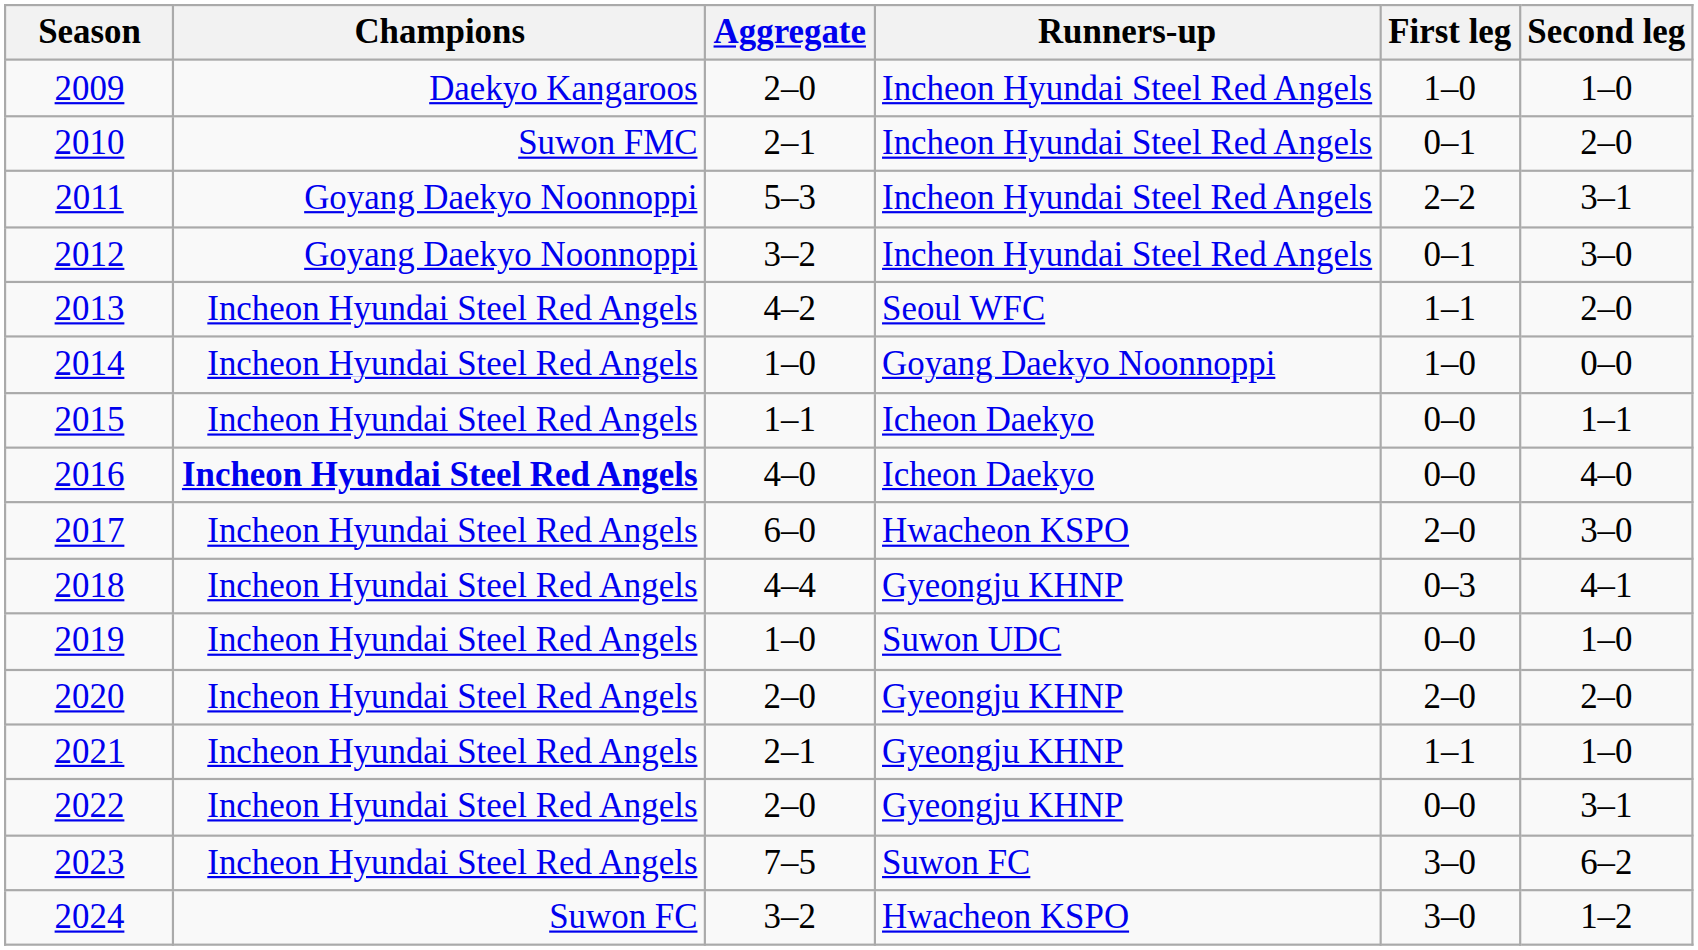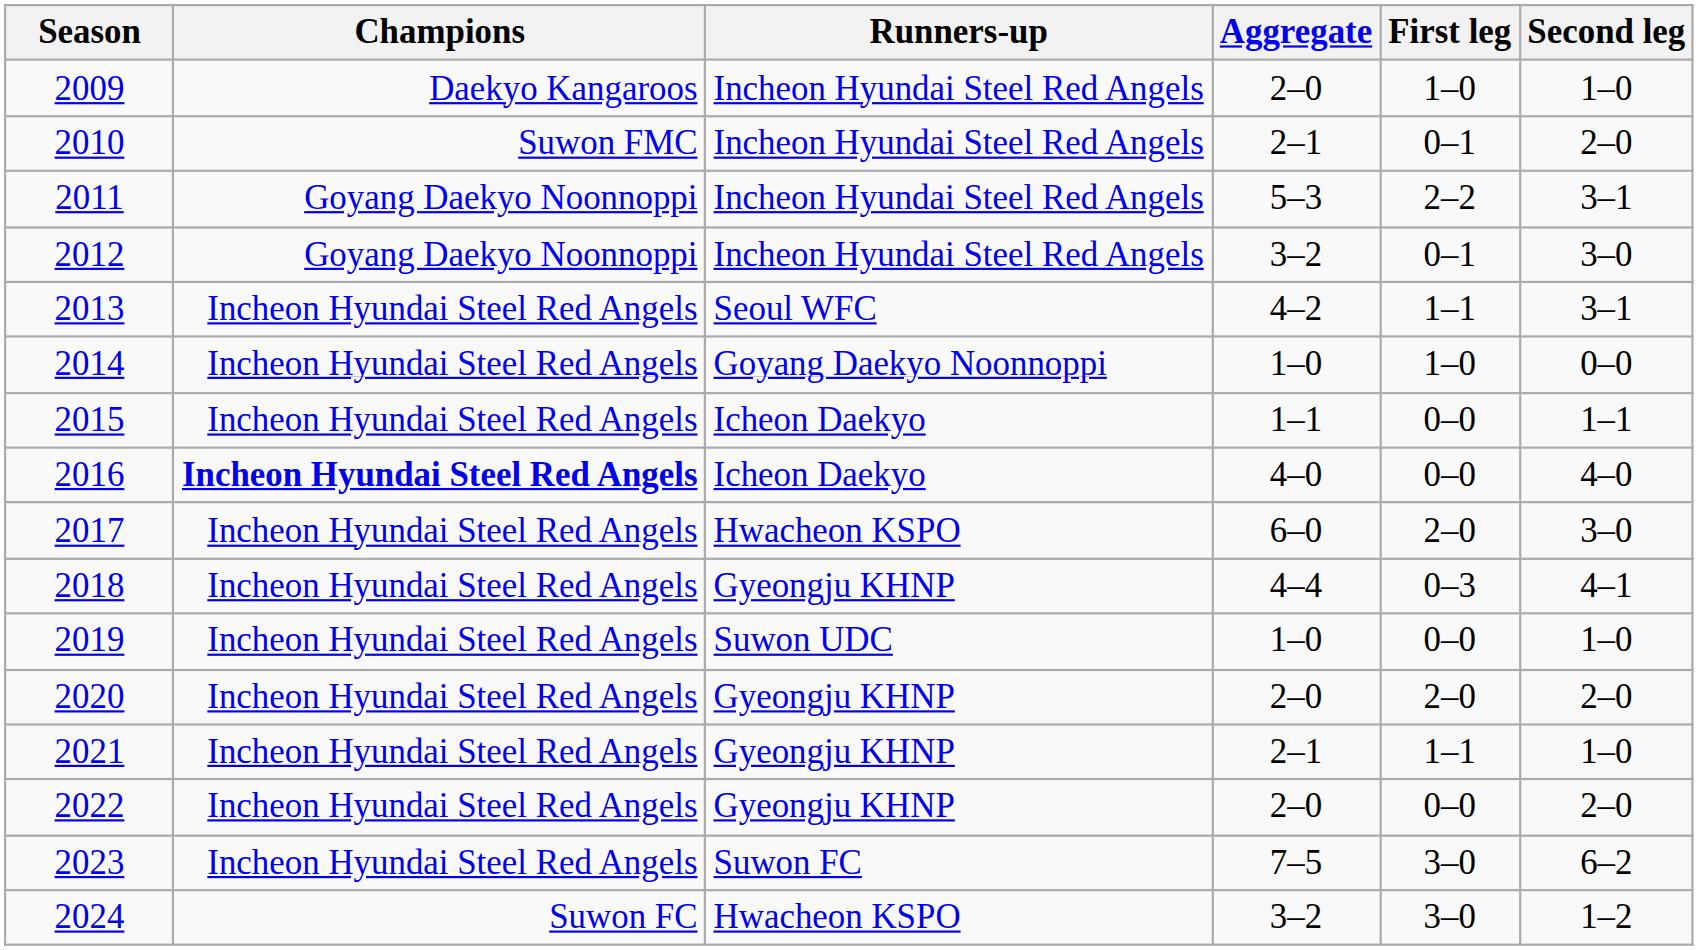columns swapped: (790, 32) <-> (1127, 32)
(1606, 308) 2–0 -> (1606, 308) 3–1
(1606, 806) 3–1 -> (1606, 806) 2–0
